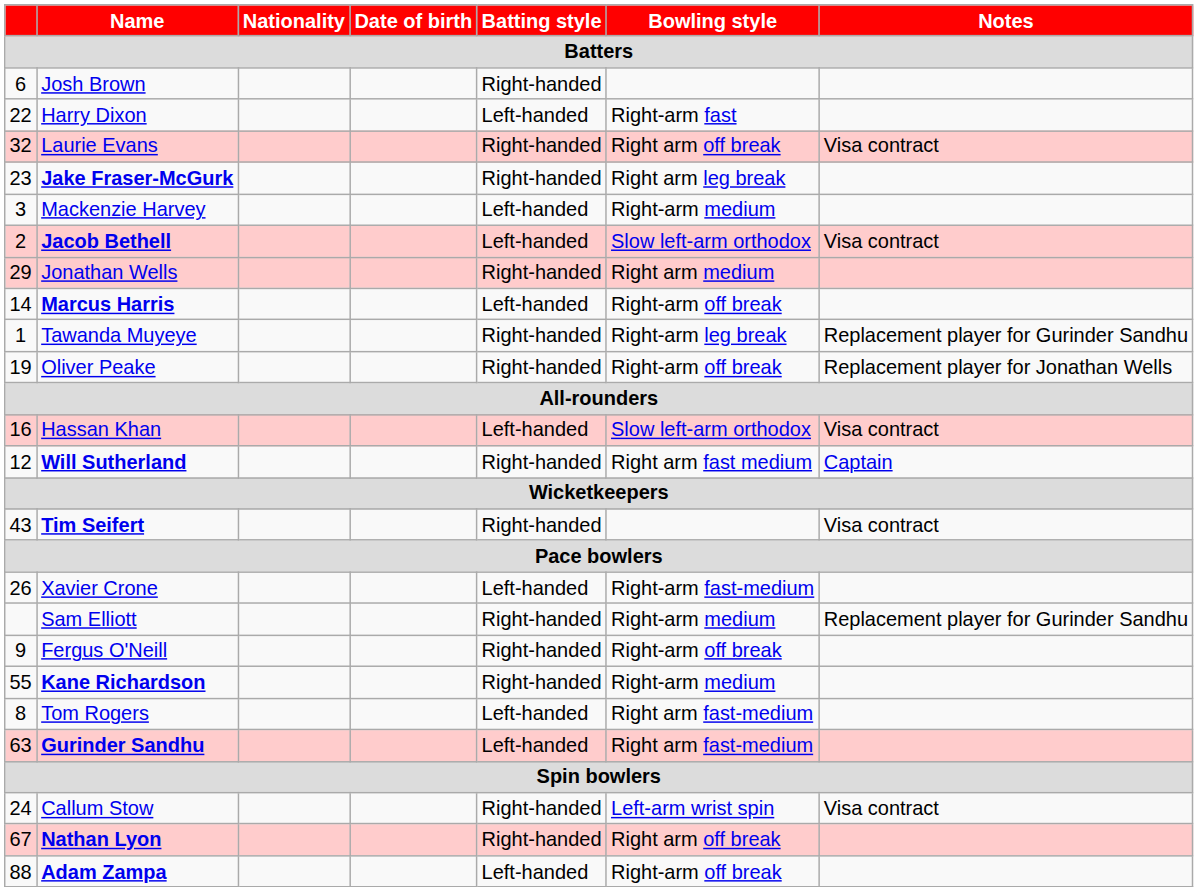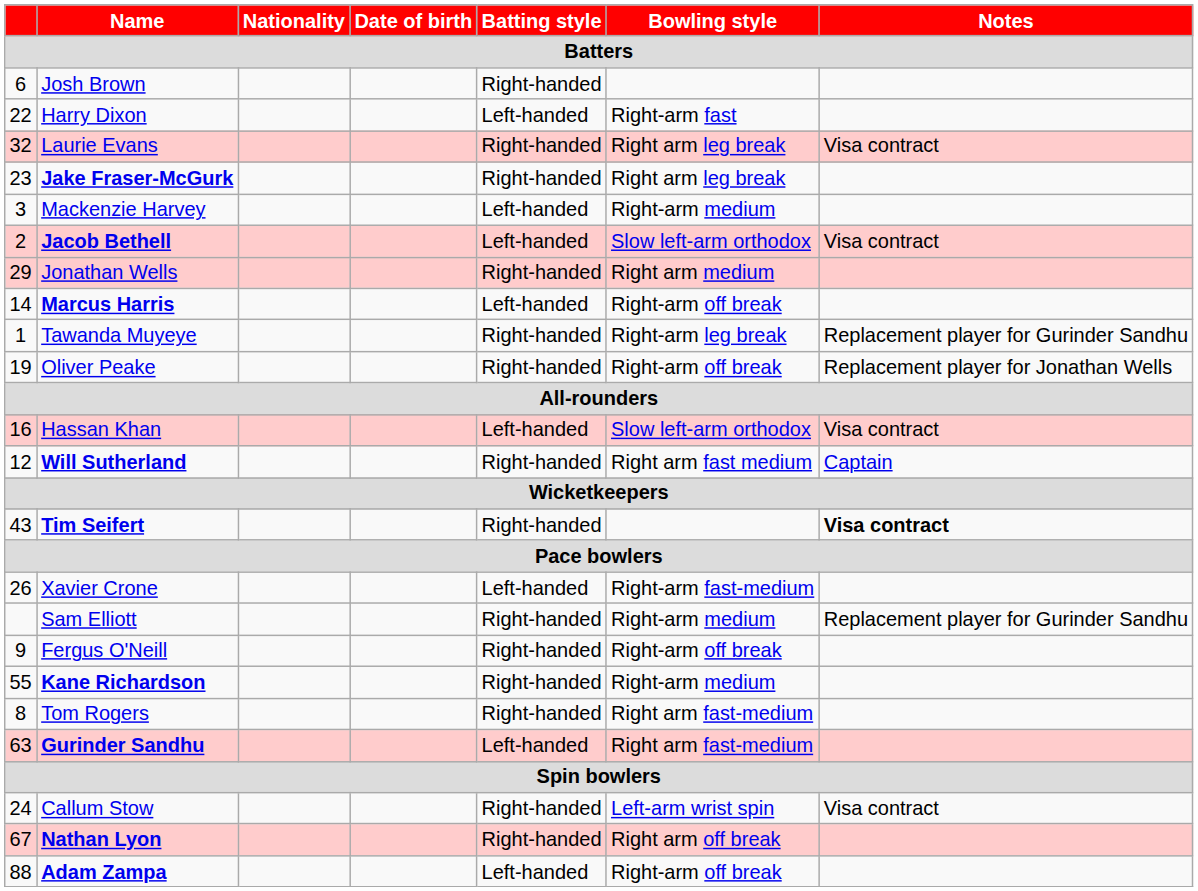(696, 146) Right arm off break -> (698, 146) Right arm leg break
(881, 524) normal -> (886, 524) bold
(535, 713) Left-handed -> (542, 713) Right-handed
